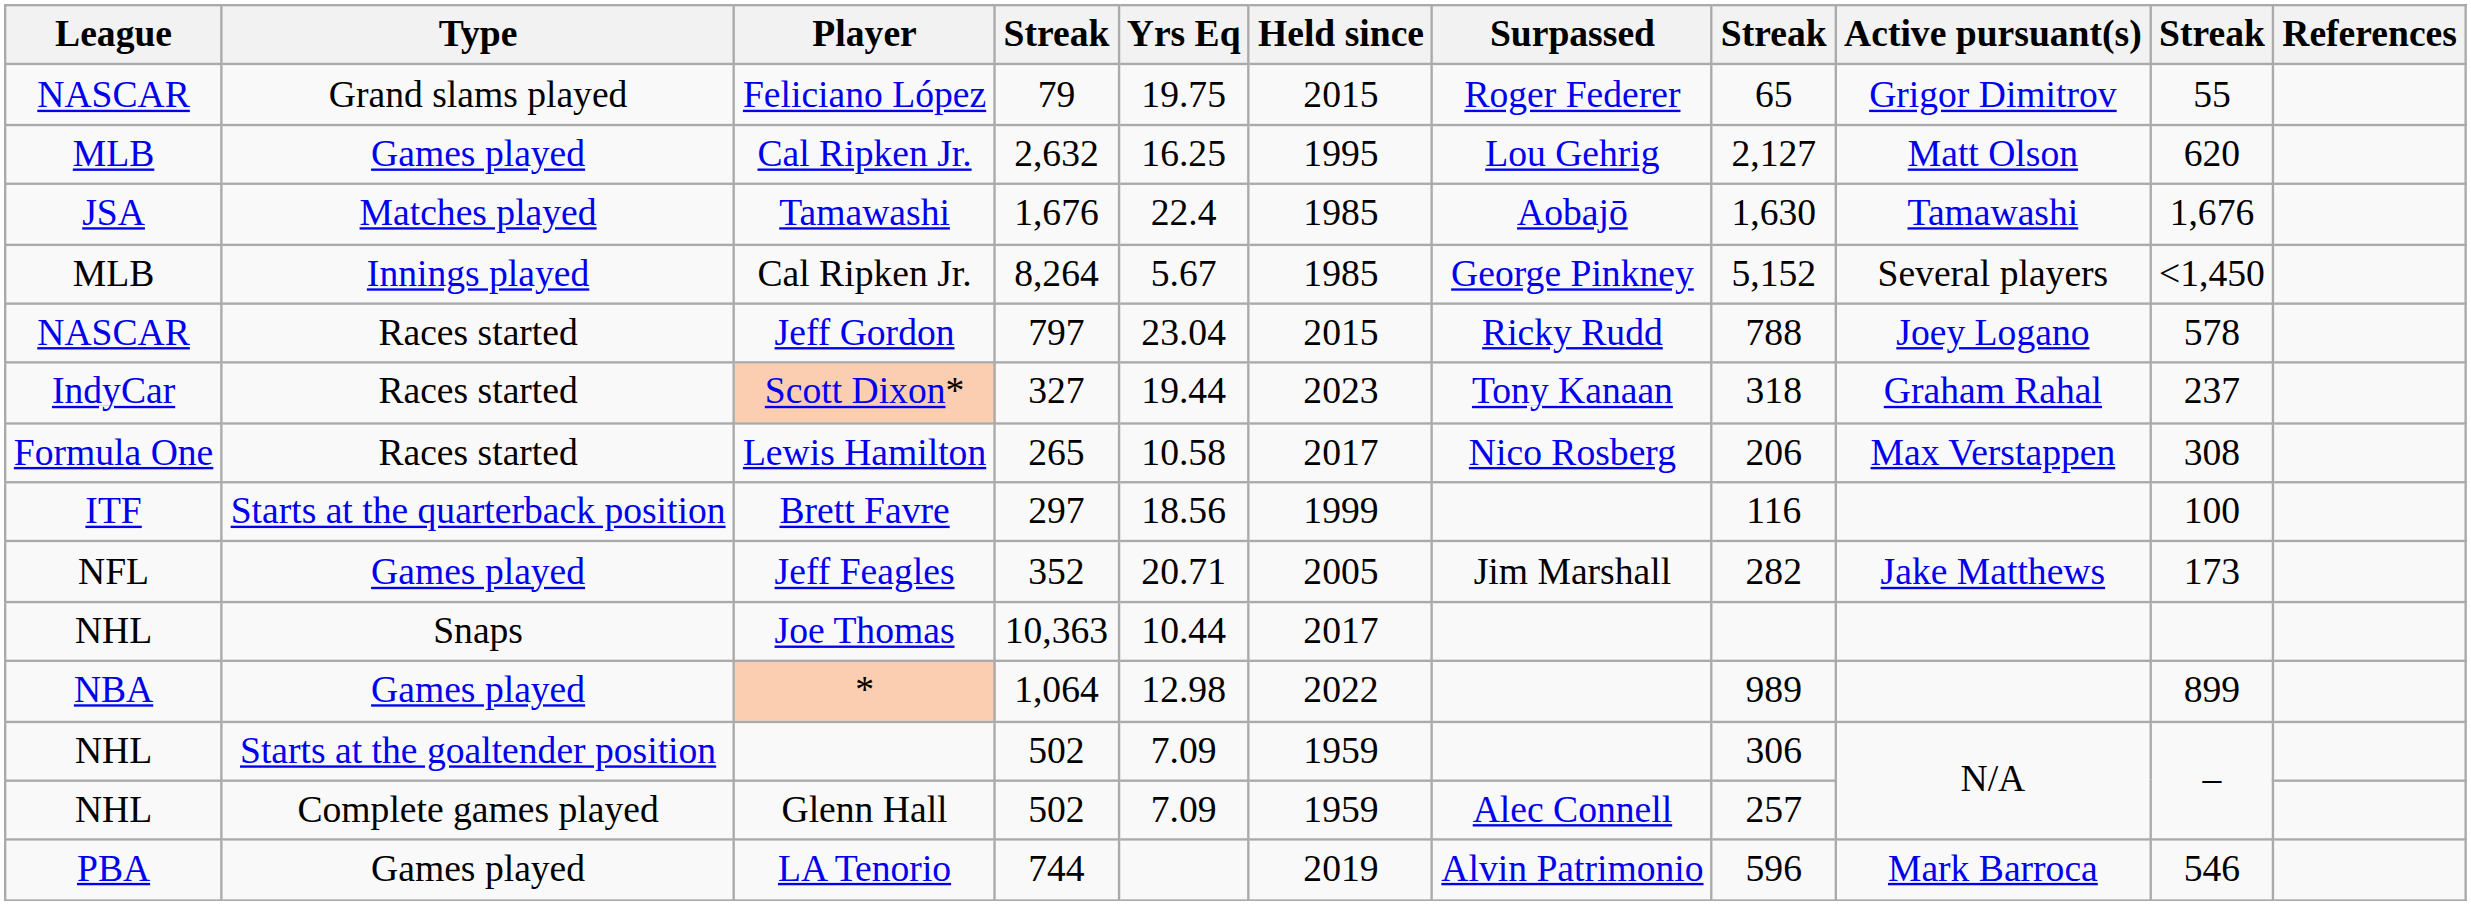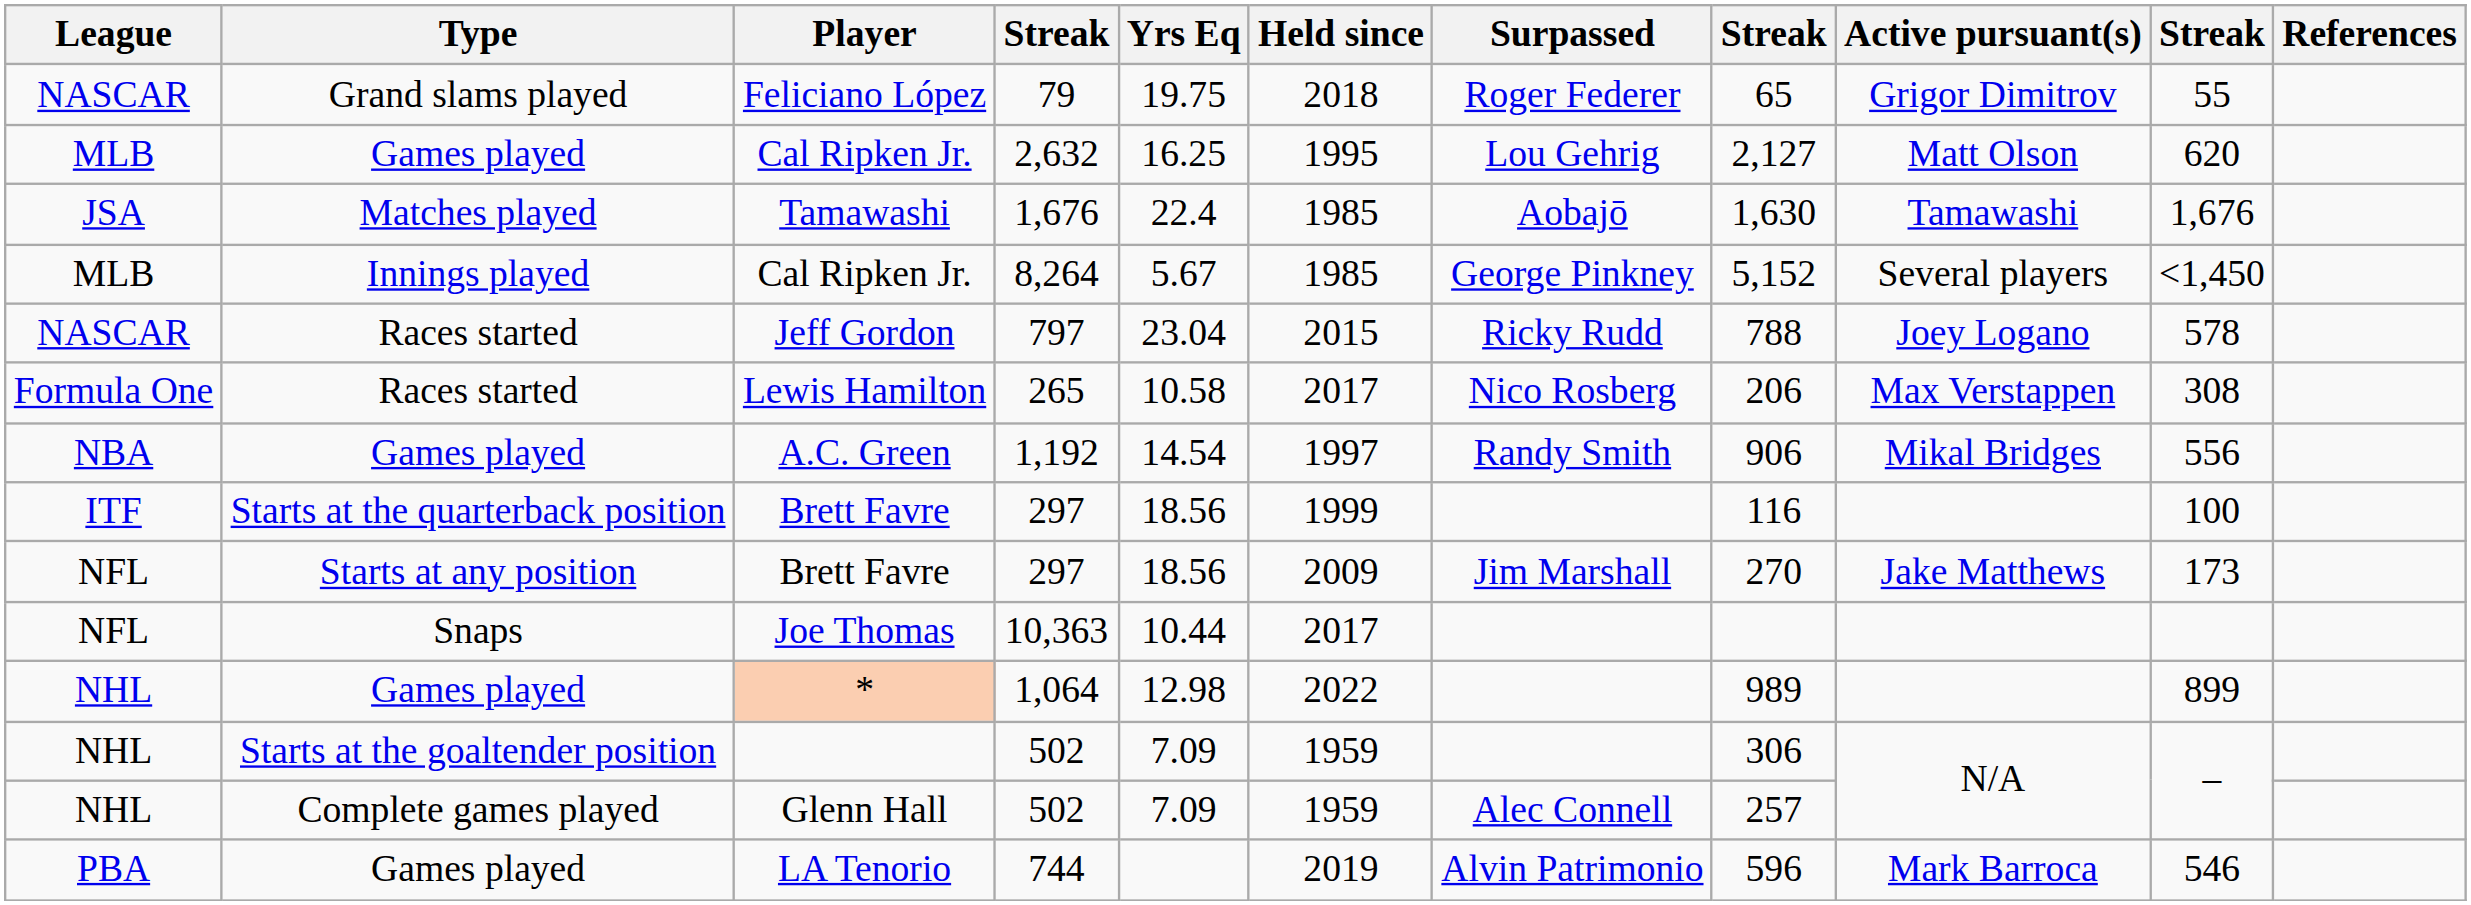(1341, 93) 2015 -> (1341, 93) 2018
- row: (478, 392)
+ row: (478, 451)
+ row: (478, 570)
- row: (478, 570)
(114, 630) NHL -> (114, 630) NFL
(114, 690) NBA -> (114, 690) NHL
